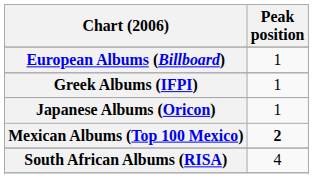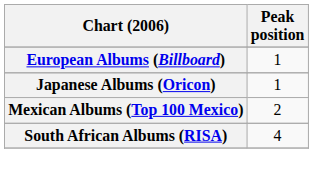- row: (126, 85)
(278, 135) bold -> (278, 110) normal
